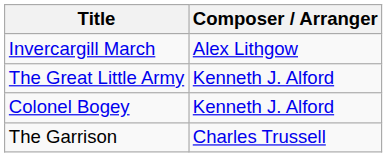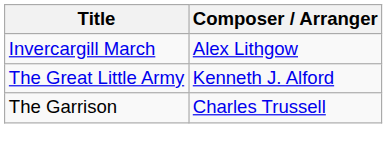- row: (69, 107)
